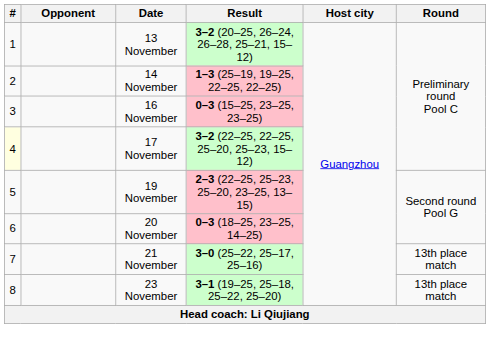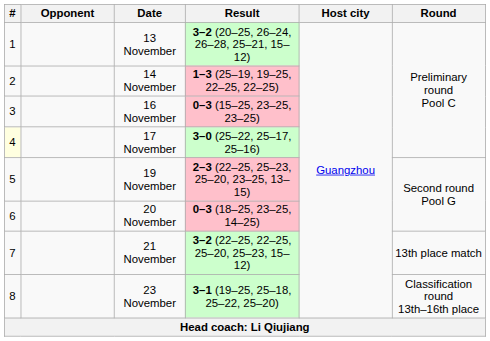(245, 149) 3–2 (22–25, 22–25, 25–20, 25–23, 15–12) -> (242, 143) 3–0 (25–22, 25–17, 25–16)
(245, 260) 3–0 (25–22, 25–17, 25–16) -> (242, 253) 3–2 (22–25, 22–25, 25–20, 25–23, 15–12)
(441, 290) 13th place match -> (439, 297) Classification round 13th–16th place
